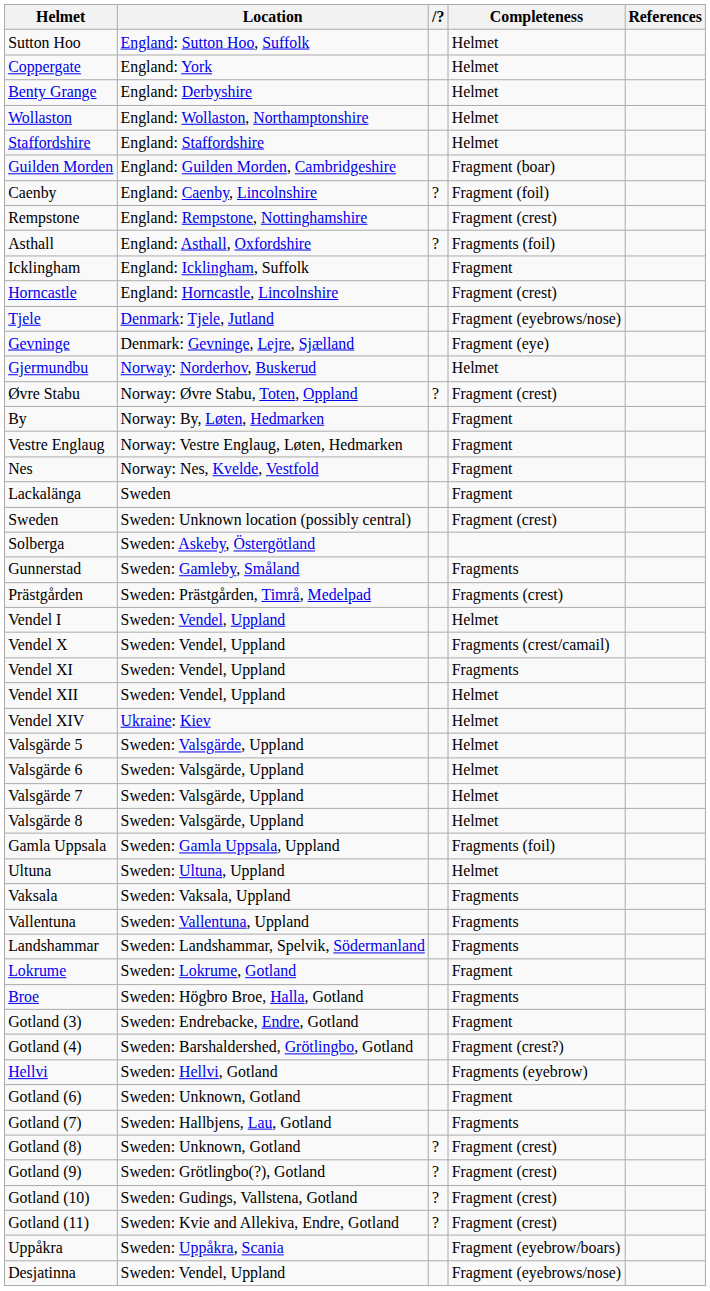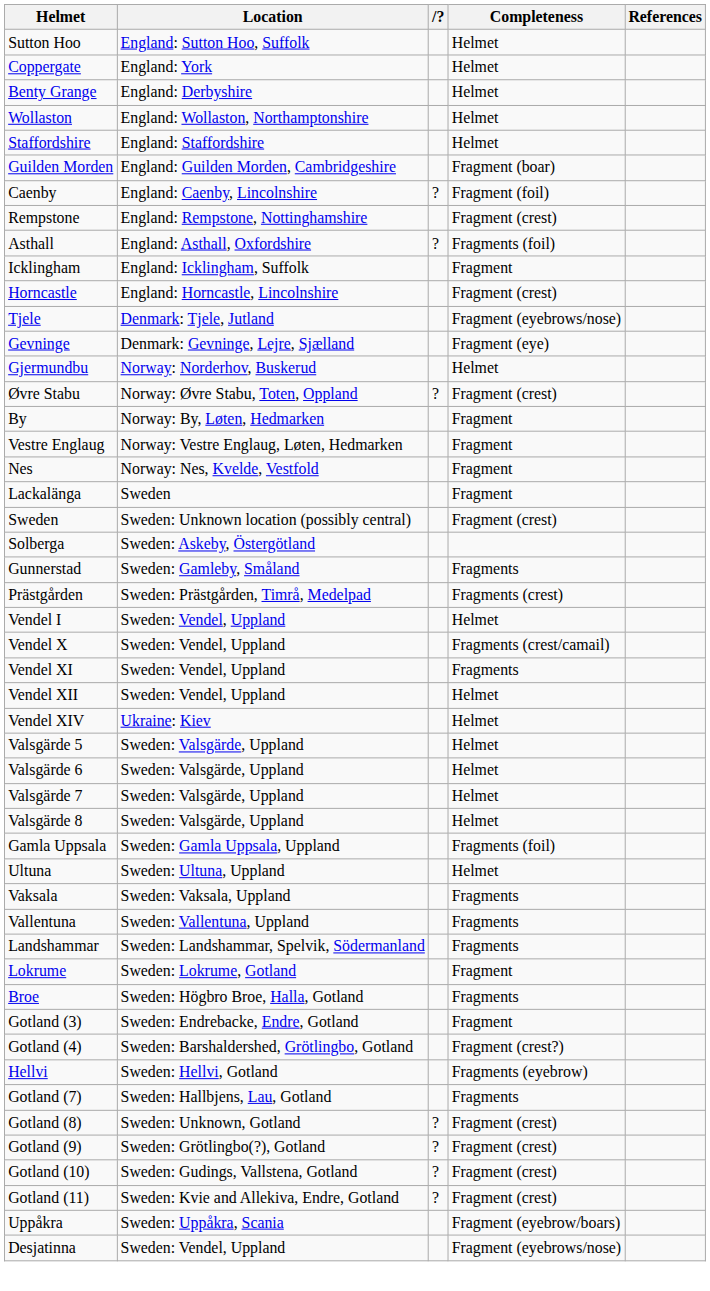- row: (45, 1097)
